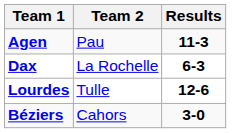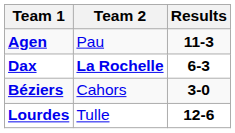(117, 66) normal -> (120, 66) bold
rows swapped: (36, 115) <-> (39, 90)
